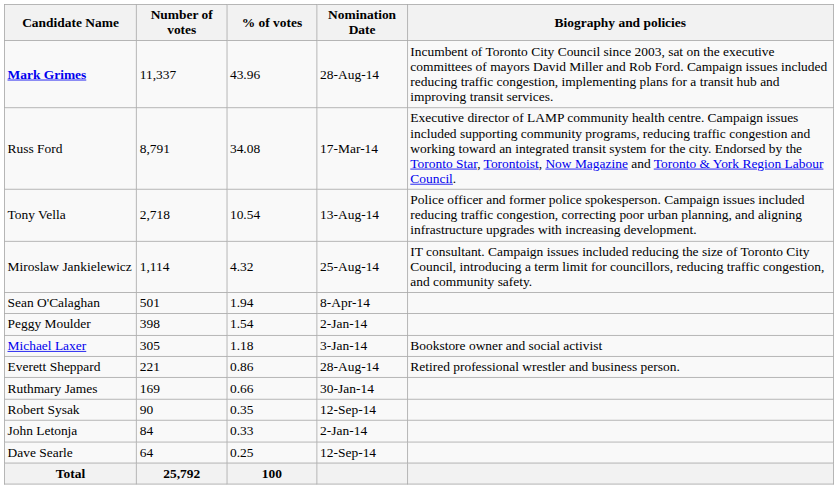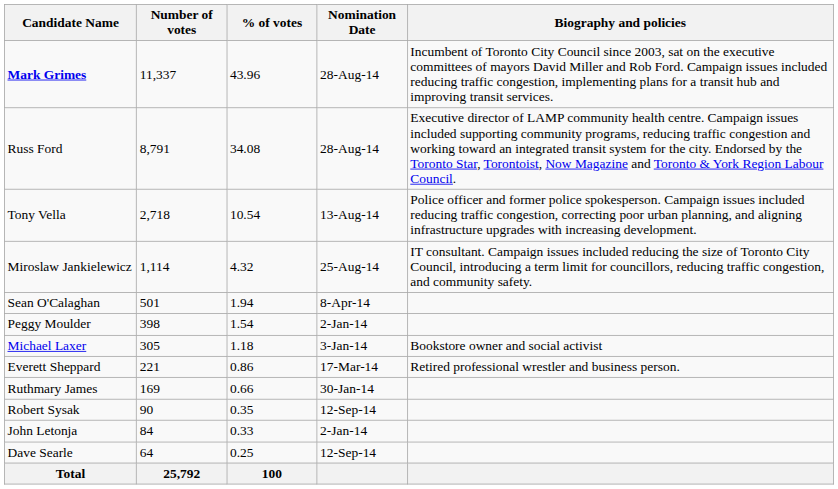(349, 148) 17-Mar-14 -> (350, 148) 28-Aug-14
(350, 367) 28-Aug-14 -> (349, 367) 17-Mar-14
